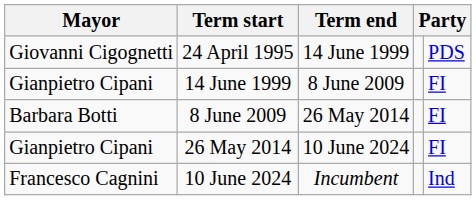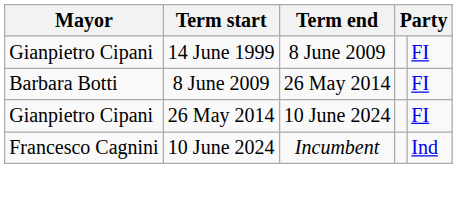- row: (238, 52)
